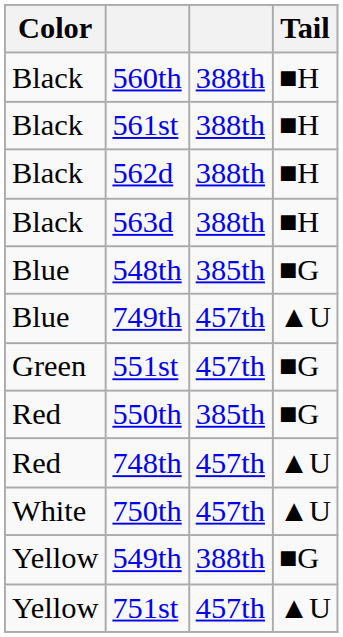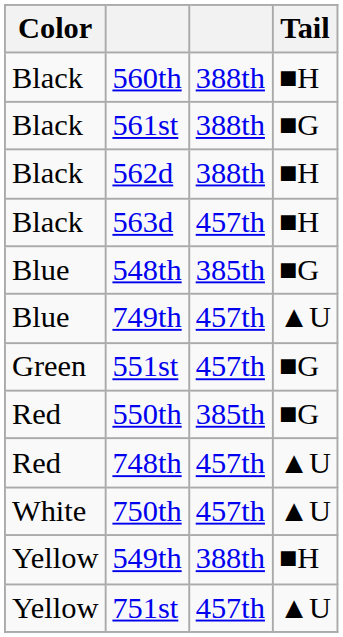(299, 125) ■H -> (299, 125) ■G
(230, 221) 388th -> (230, 221) 457th
(299, 558) ■G -> (299, 558) ■H
